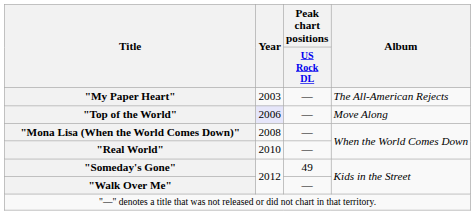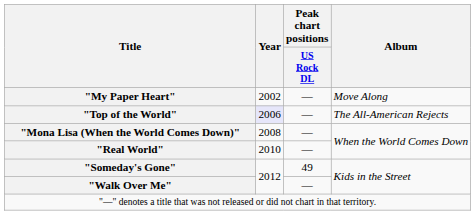(270, 96) 2003 -> (270, 96) 2002
(391, 96) The All-American Rejects -> (361, 96) Move Along
(361, 114) Move Along -> (391, 114) The All-American Rejects
